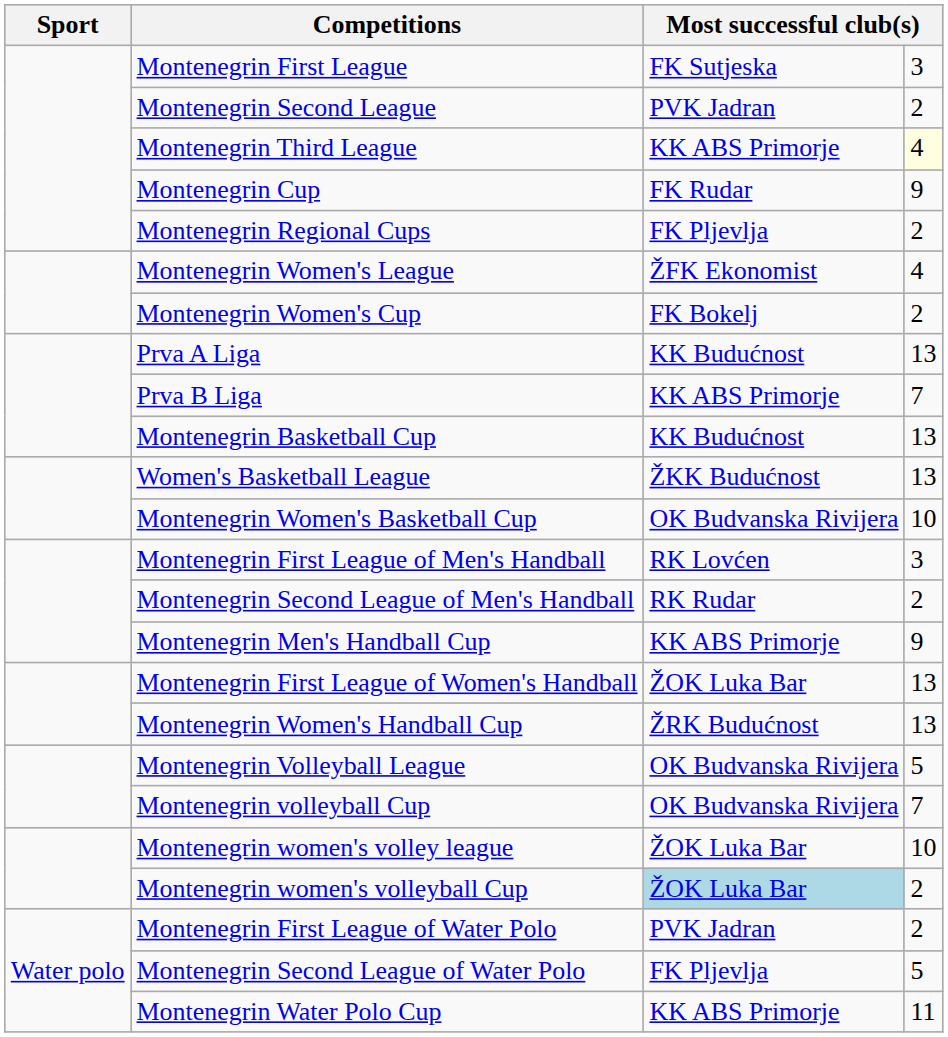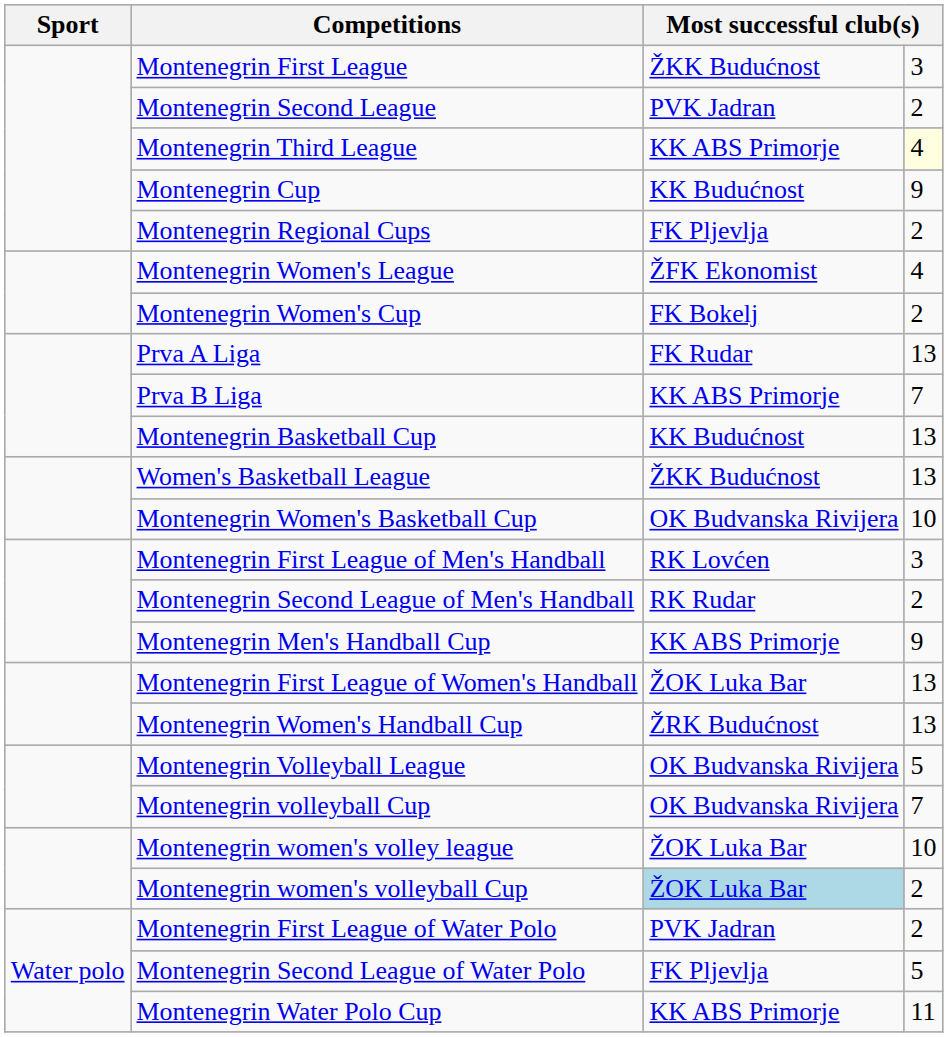(713, 66) FK Sutjeska -> (735, 66) ŽKK Budućnost
(701, 189) FK Rudar -> (727, 189) KK Budućnost
(727, 353) KK Budućnost -> (701, 353) FK Rudar
